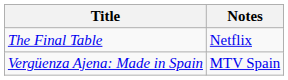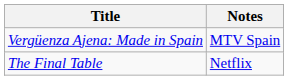rows swapped: (105, 63) <-> (55, 39)
